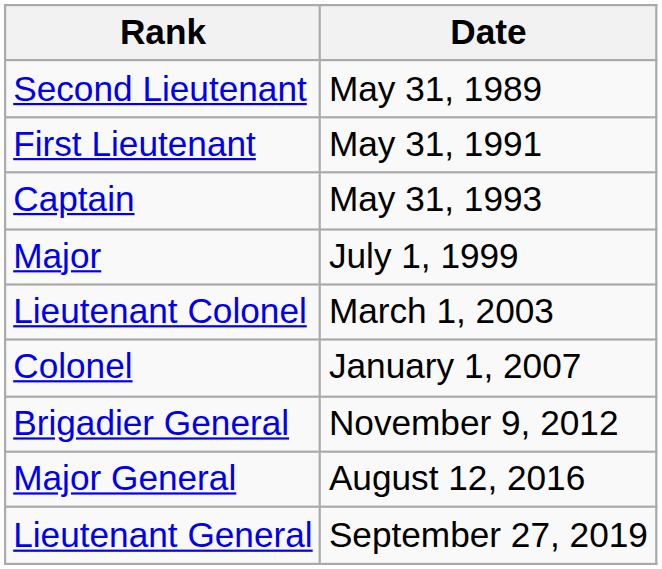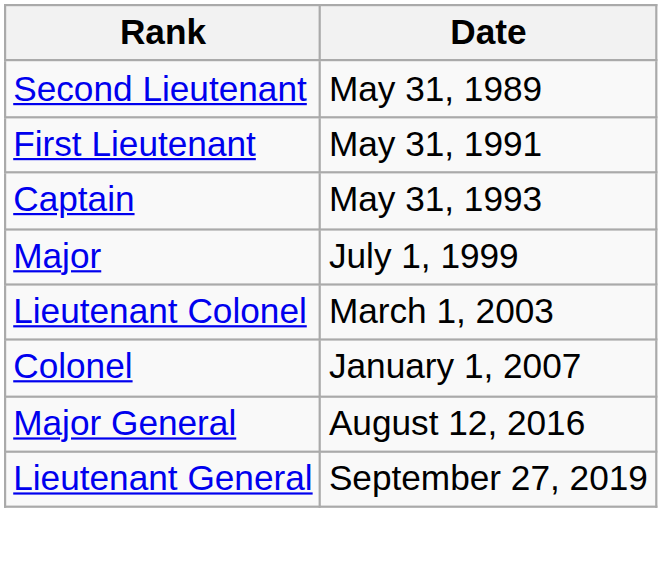- row: (151, 423)
